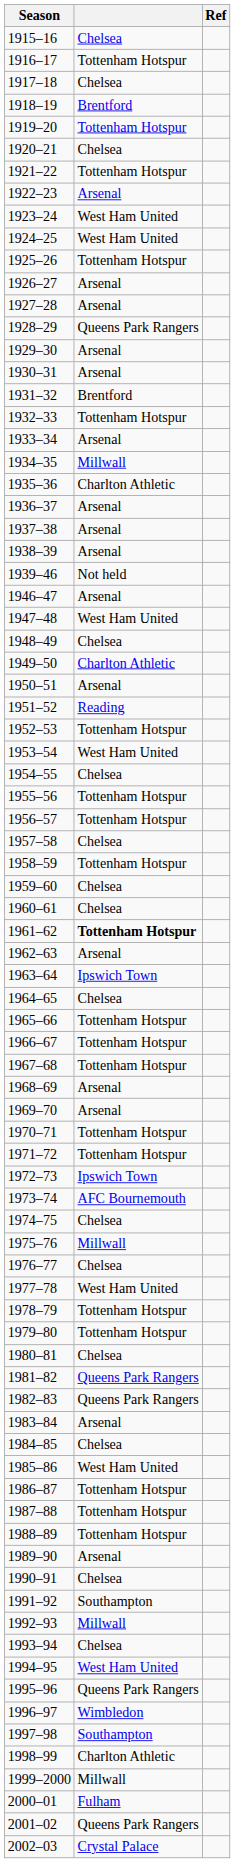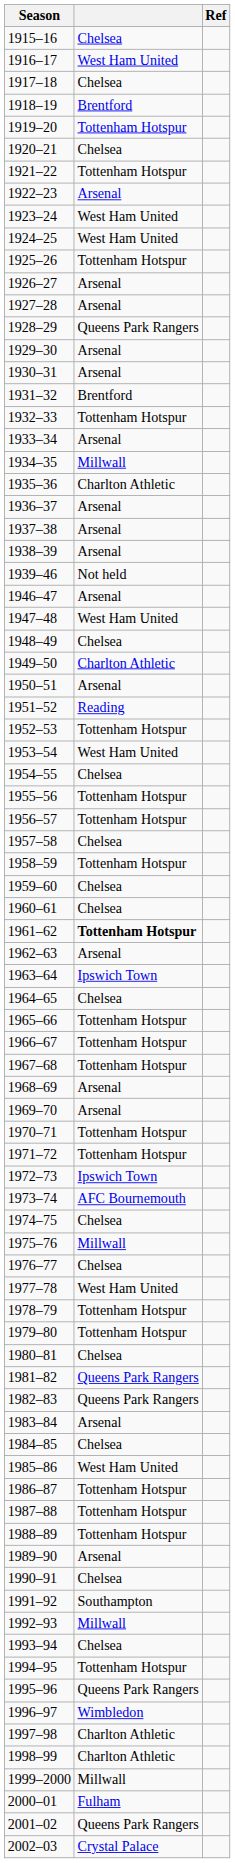(132, 60) Tottenham Hotspur -> (128, 60) West Ham United
(128, 1668) West Ham United -> (132, 1668) Tottenham Hotspur
(115, 1735) Southampton -> (126, 1735) Charlton Athletic
